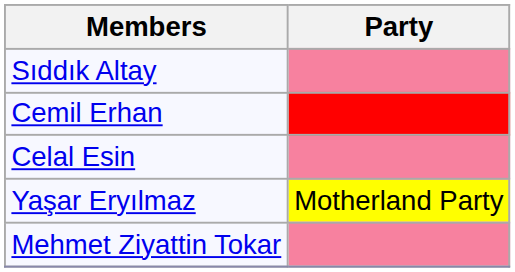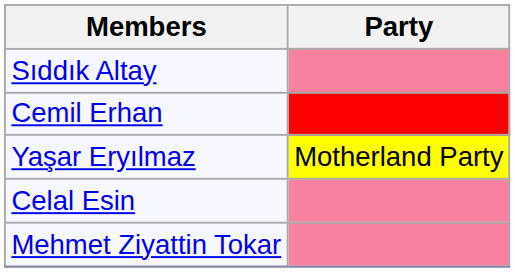rows swapped: (104, 201) <-> (73, 157)
